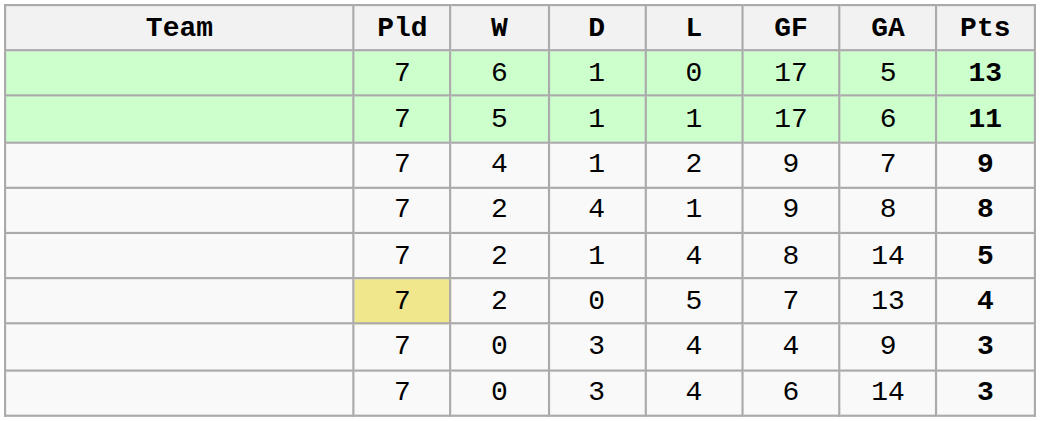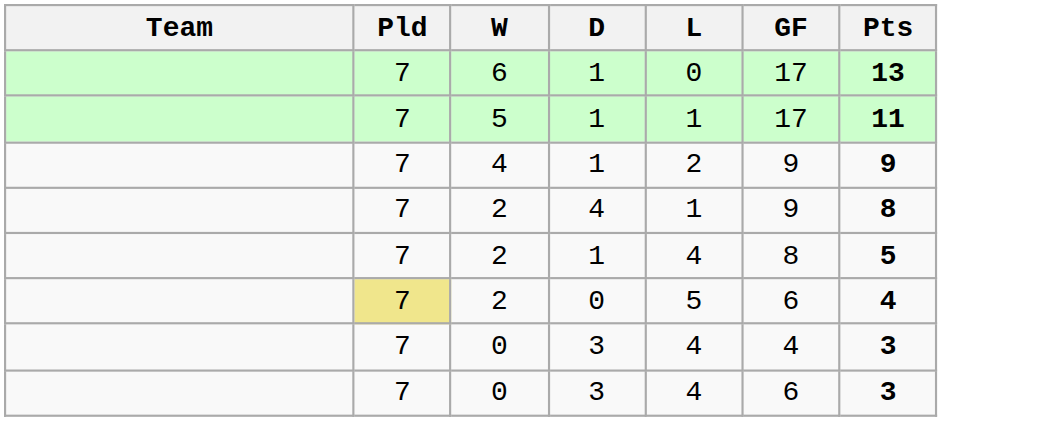- column: (888, 28)
(791, 301) 7 -> (791, 301) 6
